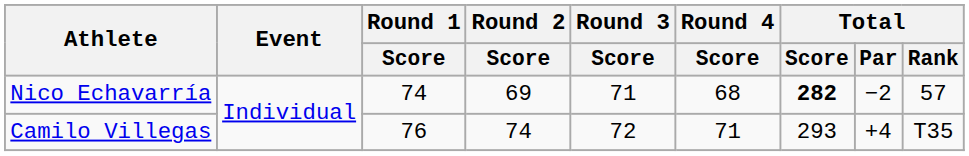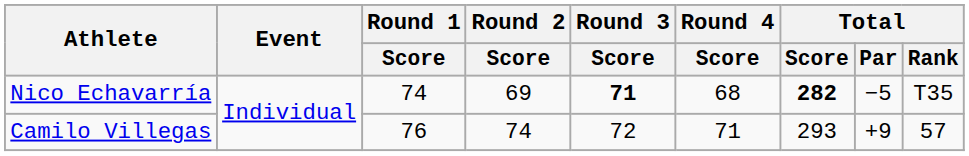(623, 94) normal -> (623, 94) bold
(878, 94) −2 -> (878, 94) −5
(933, 94) 57 -> (933, 94) T35
(878, 132) +4 -> (878, 132) +9
(933, 132) T35 -> (933, 132) 57
